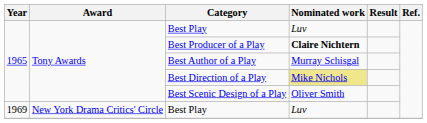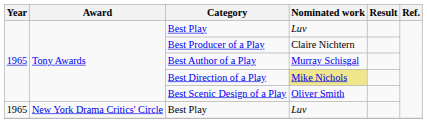(325, 45) bold -> (323, 45) normal
(17, 110) 1969 -> (17, 110) 1965
